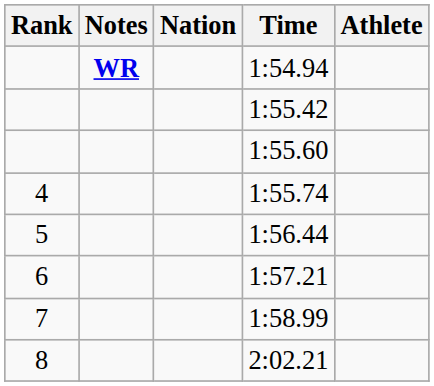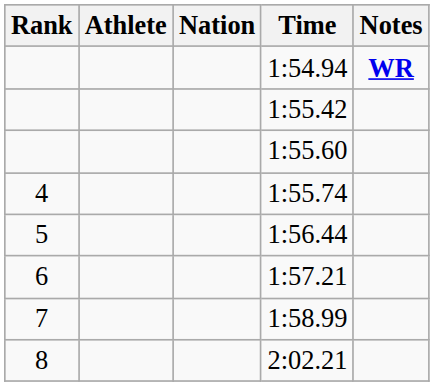columns swapped: (382, 25) <-> (116, 25)
